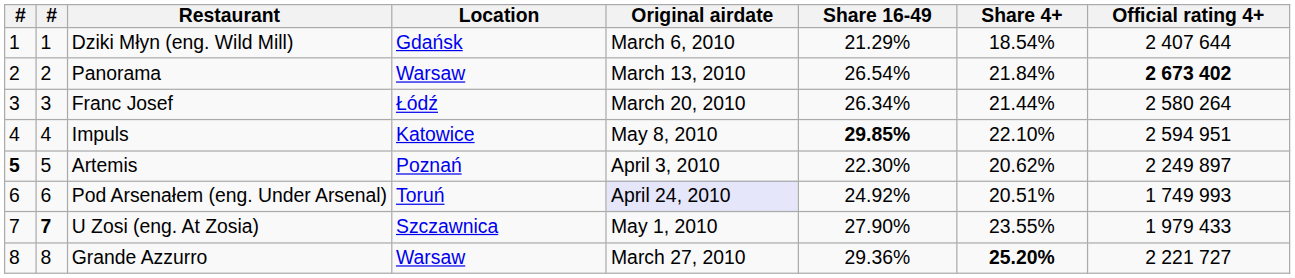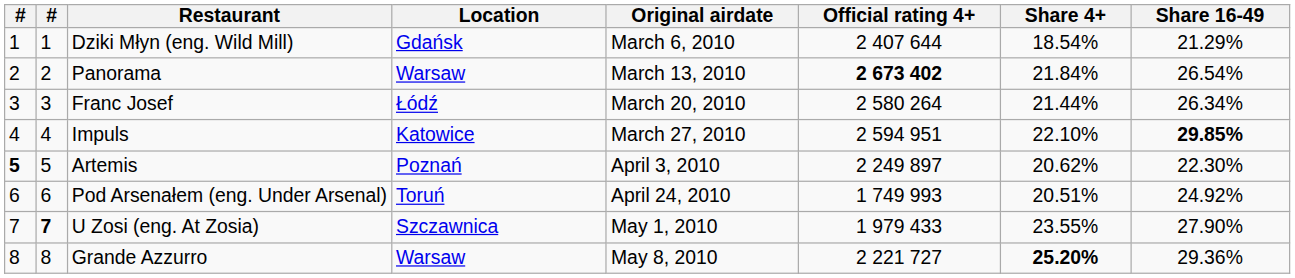columns swapped: (1188, 15) <-> (877, 15)
(664, 134) May 8, 2010 -> (678, 134) March 27, 2010
(671, 196) lavender background -> (671, 196) no background
(678, 257) March 27, 2010 -> (664, 257) May 8, 2010
